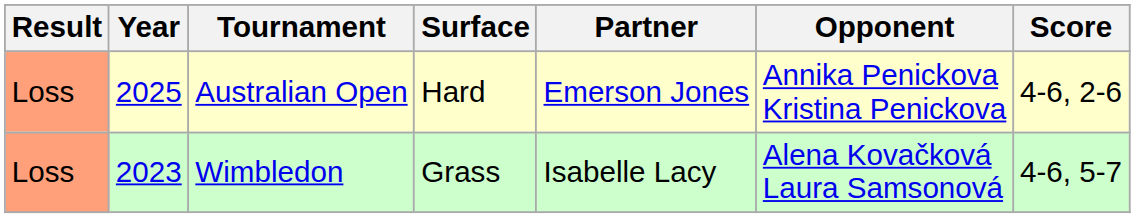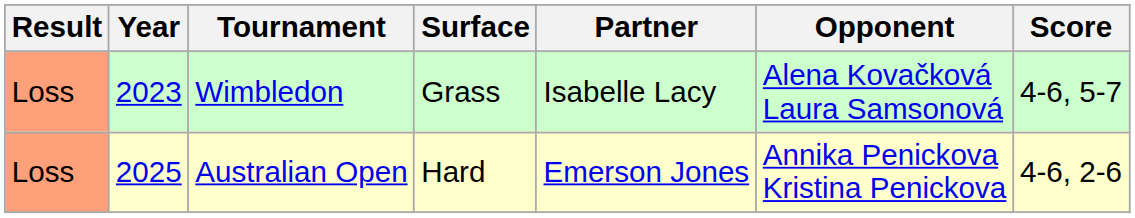rows swapped: (269, 171) <-> (301, 91)
